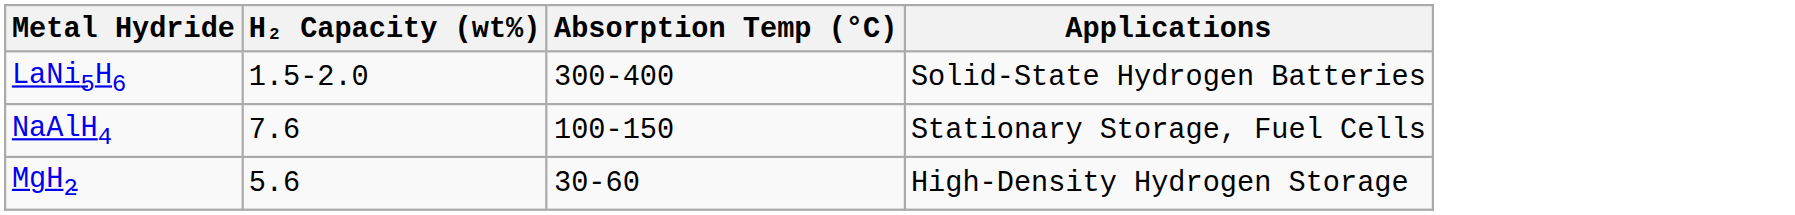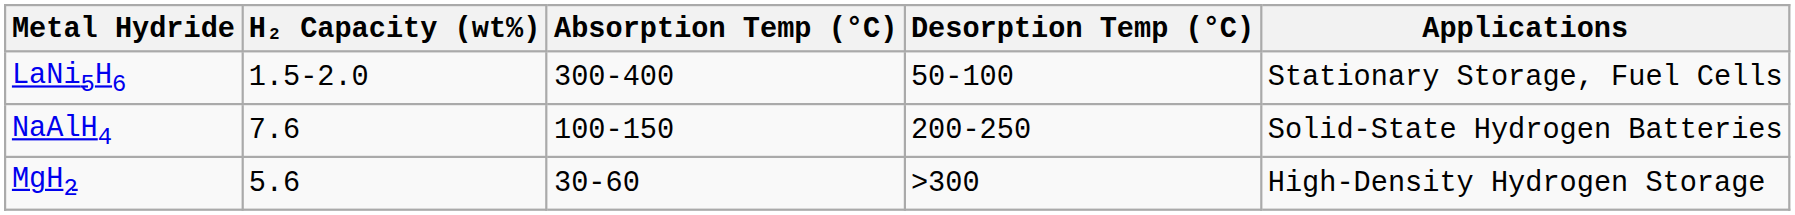+ column: (1083, 28)
(1168, 78) Solid-State Hydrogen Batteries -> (1525, 78) Stationary Storage, Fuel Cells
(1168, 130) Stationary Storage, Fuel Cells -> (1525, 130) Solid-State Hydrogen Batteries
